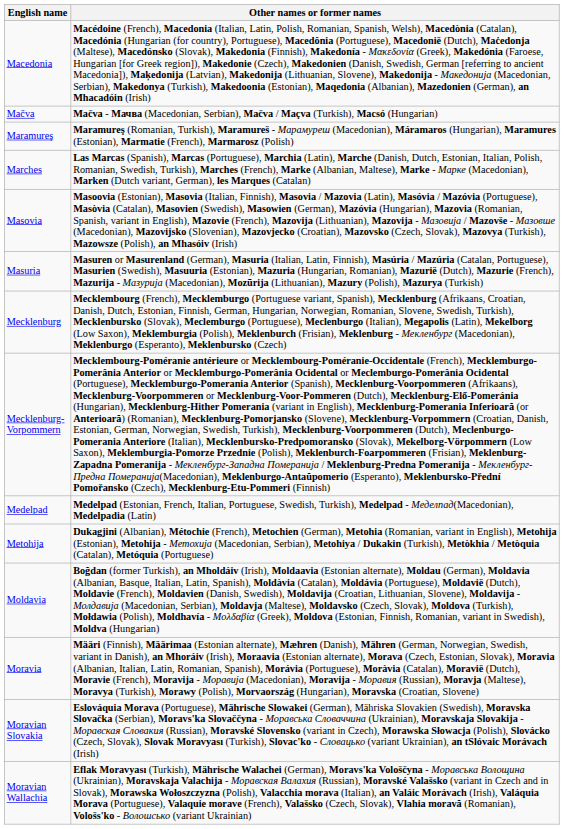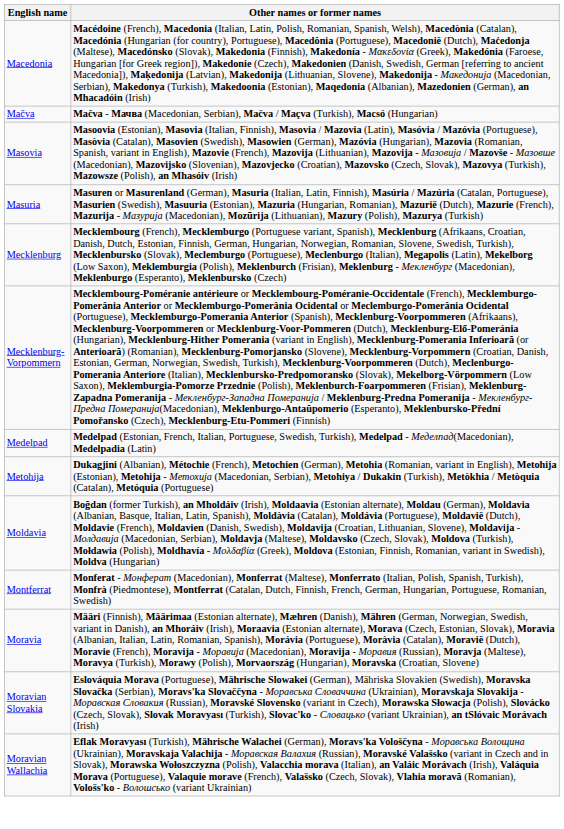- row: (30, 136)
- row: (24, 169)
+ row: (29, 589)
